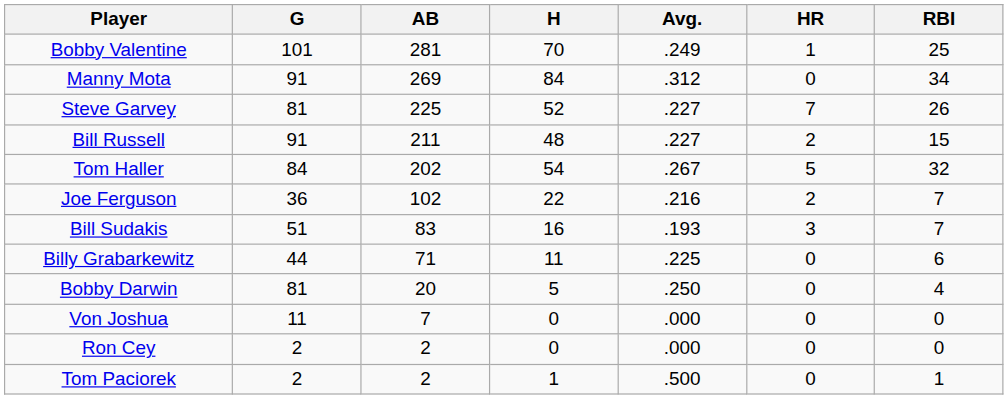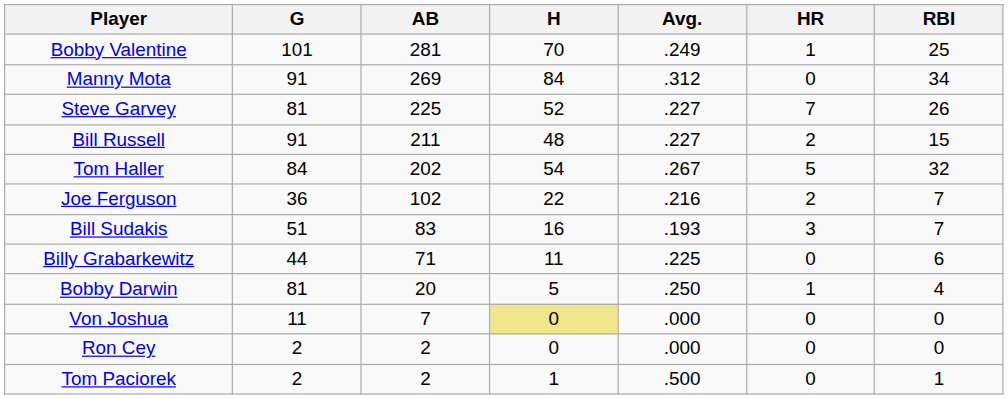(811, 288) 0 -> (811, 288) 1
(554, 318) no background -> (554, 318) khaki background
